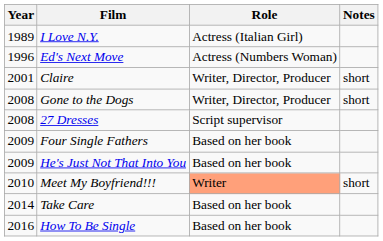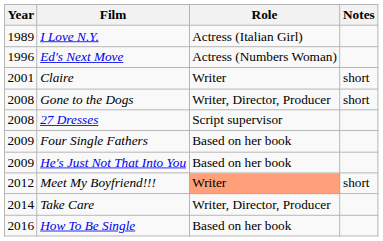(261, 78) Writer, Director, Producer -> (209, 78) Writer
(21, 183) 2010 -> (21, 183) 2012
(242, 204) Based on her book -> (261, 204) Writer, Director, Producer
